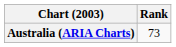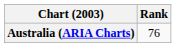(154, 33) 73 -> (154, 33) 76
